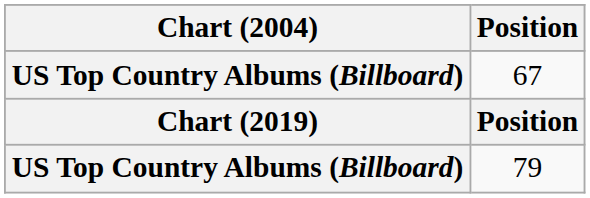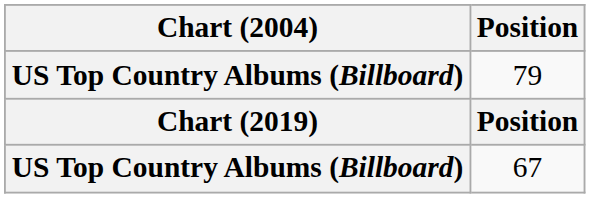rows swapped: (528, 74) <-> (528, 167)
